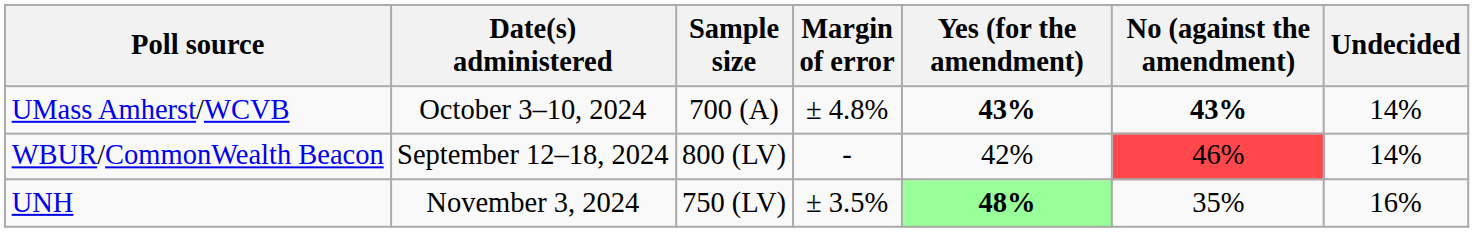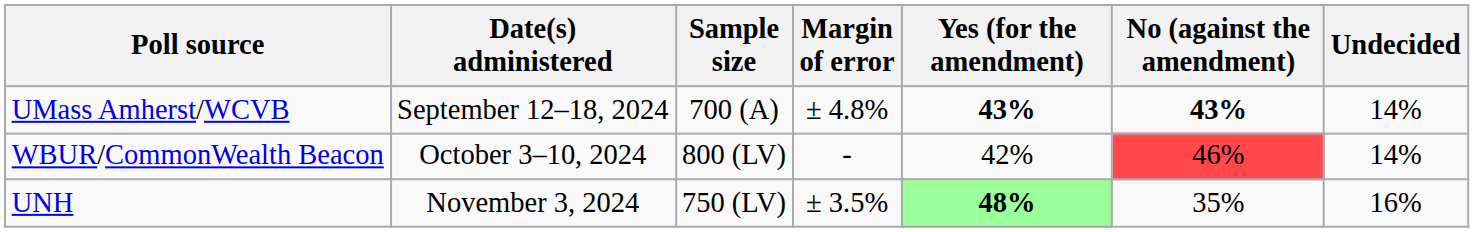(533, 109) October 3–10, 2024 -> (533, 109) September 12–18, 2024
(533, 156) September 12–18, 2024 -> (533, 156) October 3–10, 2024
